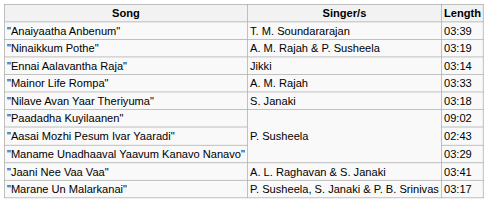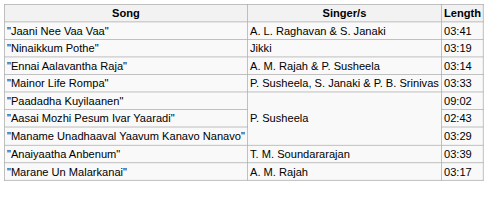rows swapped: (64, 31) <-> (58, 171)
(315, 48) A. M. Rajah & P. Susheela -> (261, 48) Jikki
(261, 66) Jikki -> (315, 66) A. M. Rajah & P. Susheela
(279, 84) A. M. Rajah -> (344, 84) P. Susheela, S. Janaki & P. B. Srinivas
- row: (80, 101)
(344, 189) P. Susheela, S. Janaki & P. B. Srinivas -> (279, 171) A. M. Rajah
